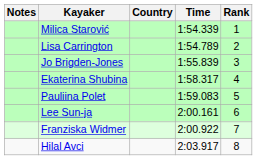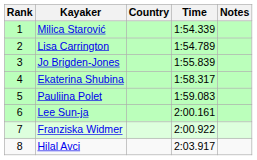columns swapped: (236, 12) <-> (21, 12)
